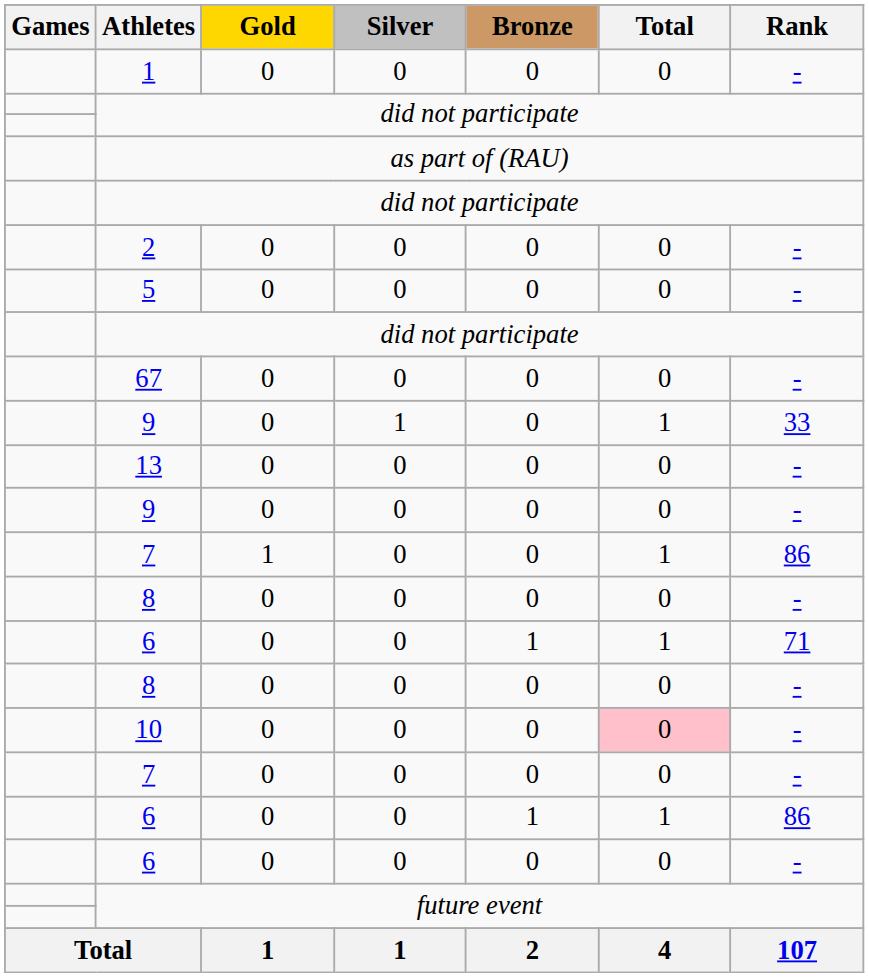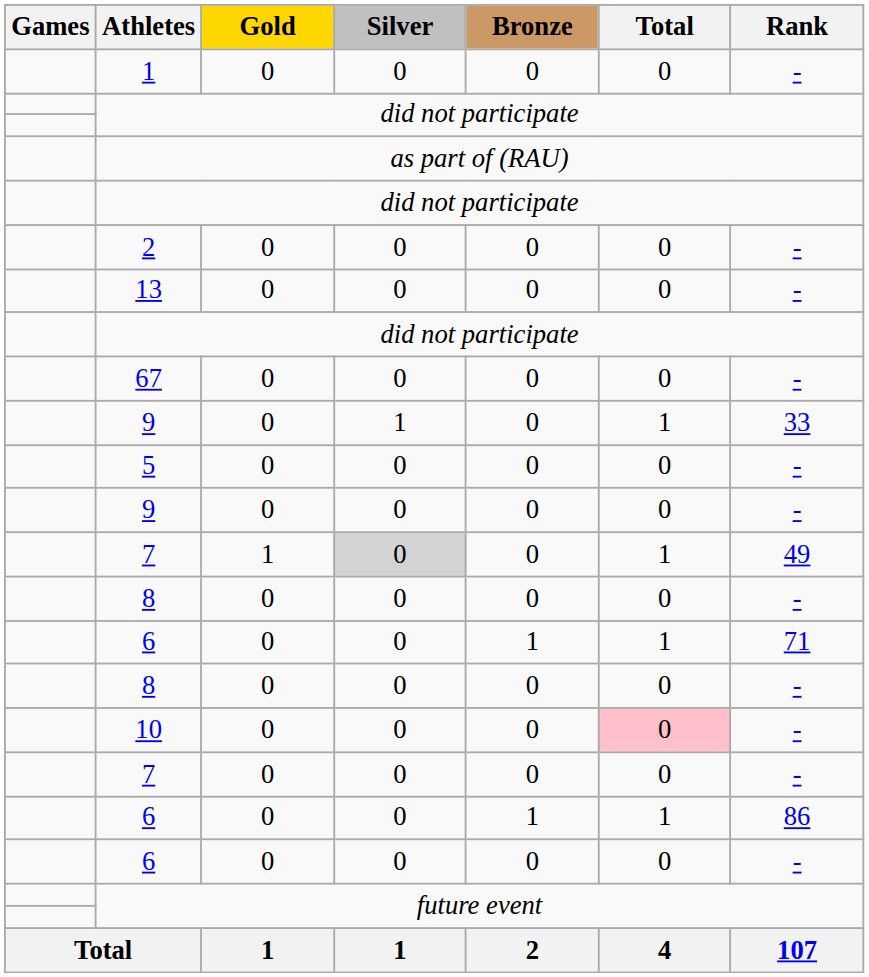rows swapped: (149, 290) <-> (149, 466)
(400, 554) no background -> (400, 554) lightgrey background
(797, 554) 86 -> (797, 554) 49
